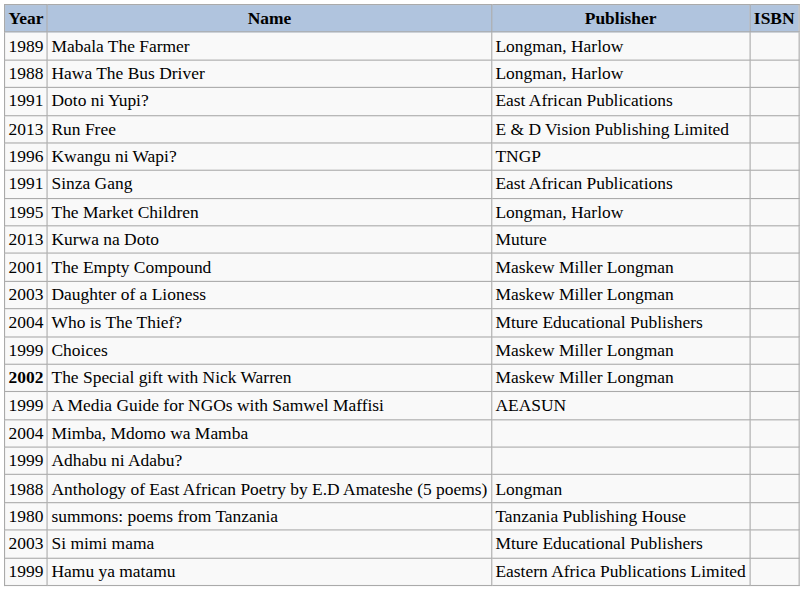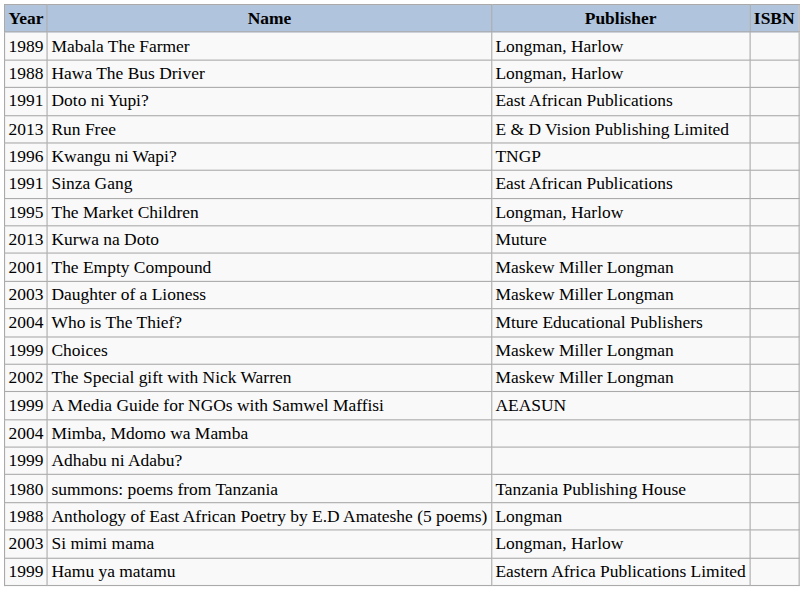(26, 377) bold -> (26, 377) normal
rows swapped: (165, 516) <-> (269, 488)
(599, 543) Mture Educational Publishers -> (559, 543) Longman, Harlow
